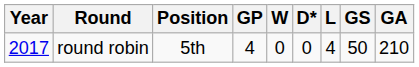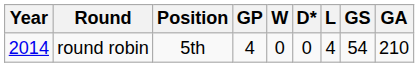(29, 47) 2017 -> (29, 47) 2014
(357, 47) 50 -> (357, 47) 54
